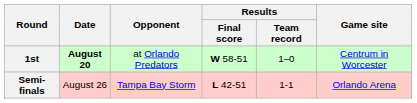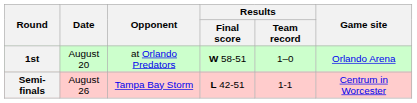(85, 58) bold -> (84, 58) normal
(364, 58) Centrum in Worcester -> (364, 58) Orlando Arena
(364, 84) Orlando Arena -> (364, 84) Centrum in Worcester
